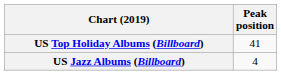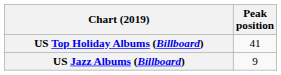(255, 61) 4 -> (255, 61) 9
